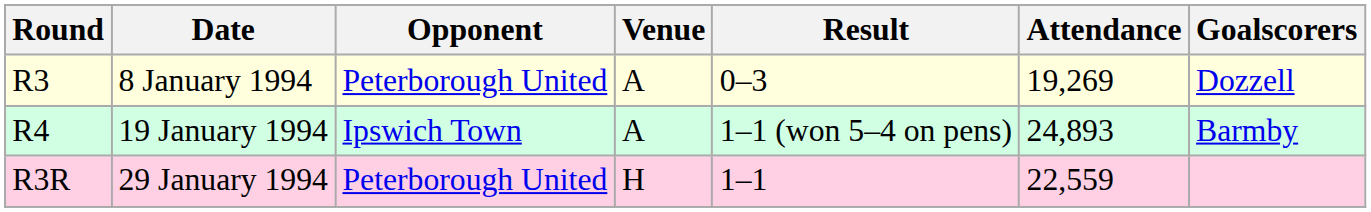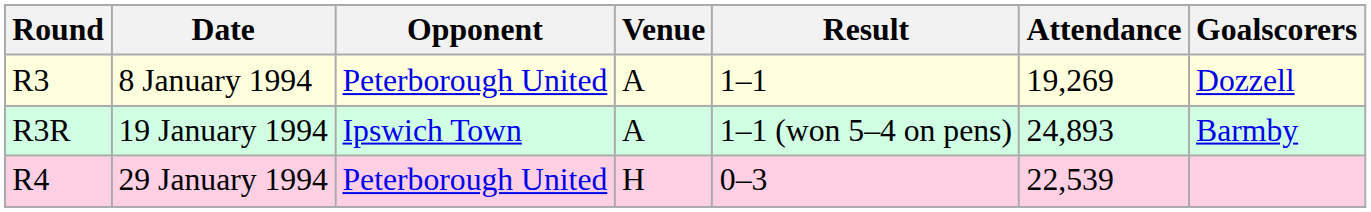(744, 79) 0–3 -> (744, 79) 1–1
(31, 130) R4 -> (41, 130) R3R
(41, 180) R3R -> (31, 180) R4
(744, 180) 1–1 -> (744, 180) 0–3
(1070, 180) 22,559 -> (1070, 180) 22,539
